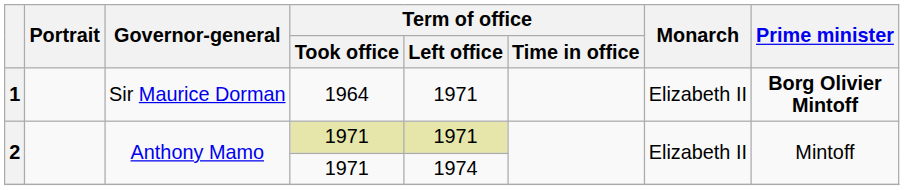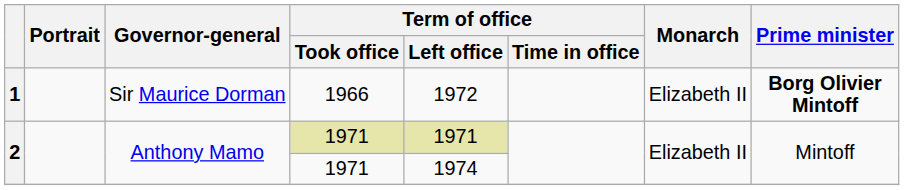(347, 94) 1964 -> (347, 94) 1966
(456, 94) 1971 -> (456, 94) 1972
